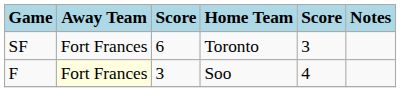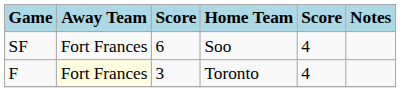(232, 45) Toronto -> (218, 45) Soo
(305, 45) 3 -> (305, 45) 4
(218, 73) Soo -> (232, 73) Toronto
